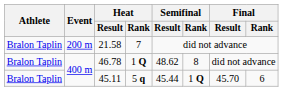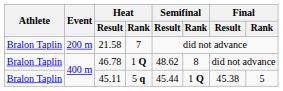(228, 78) 45.70 -> (228, 78) 45.38
(262, 78) 6 -> (262, 78) 5
